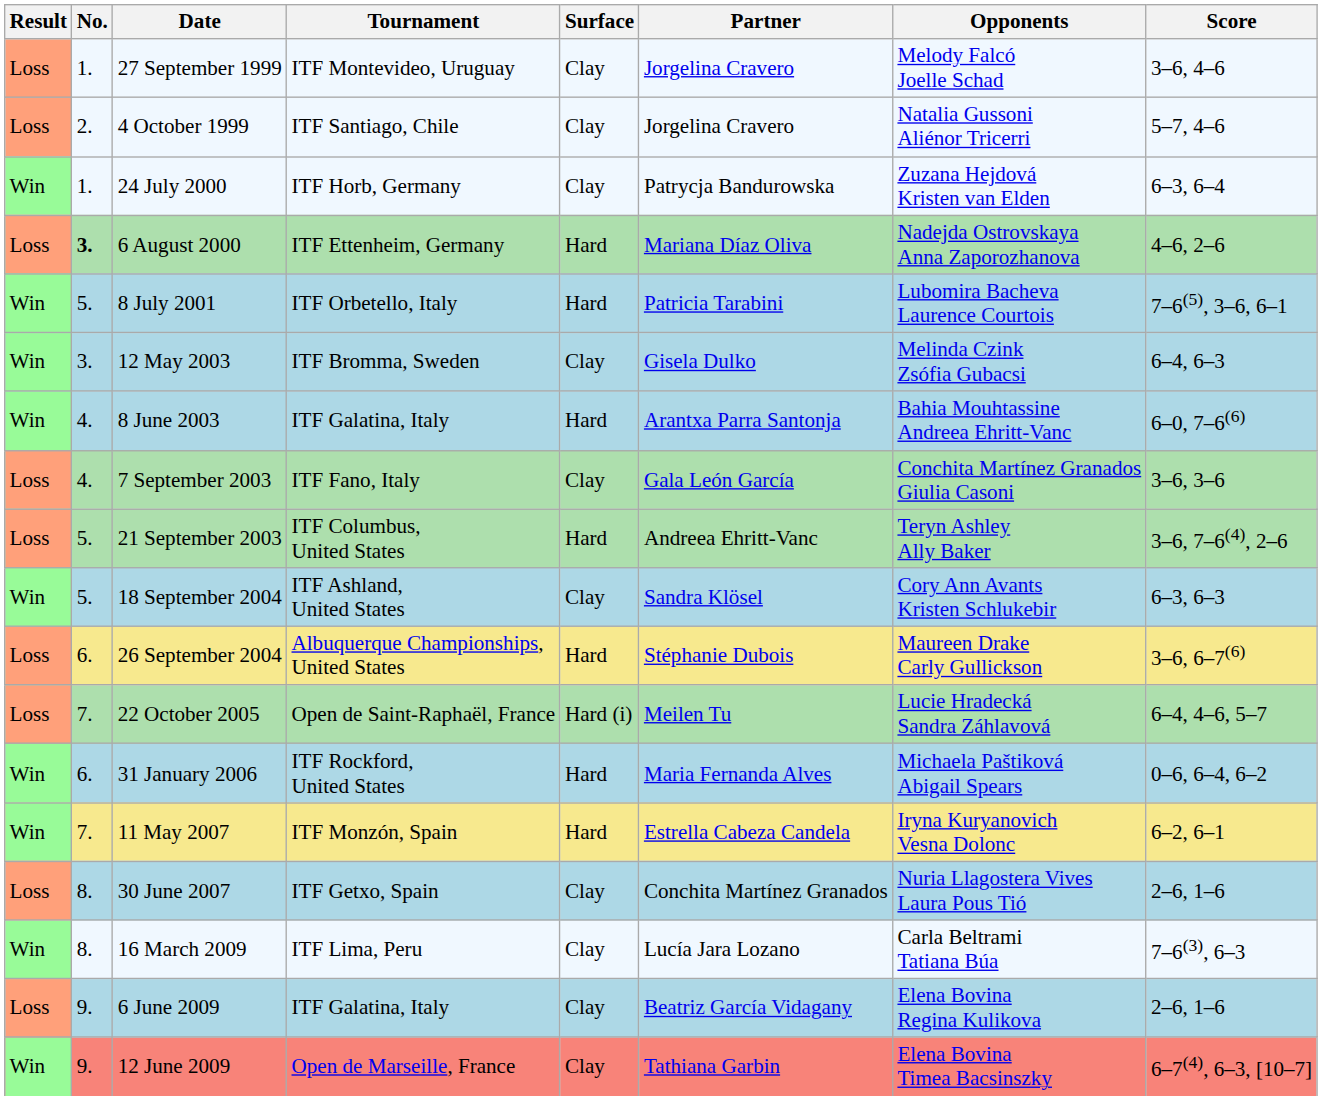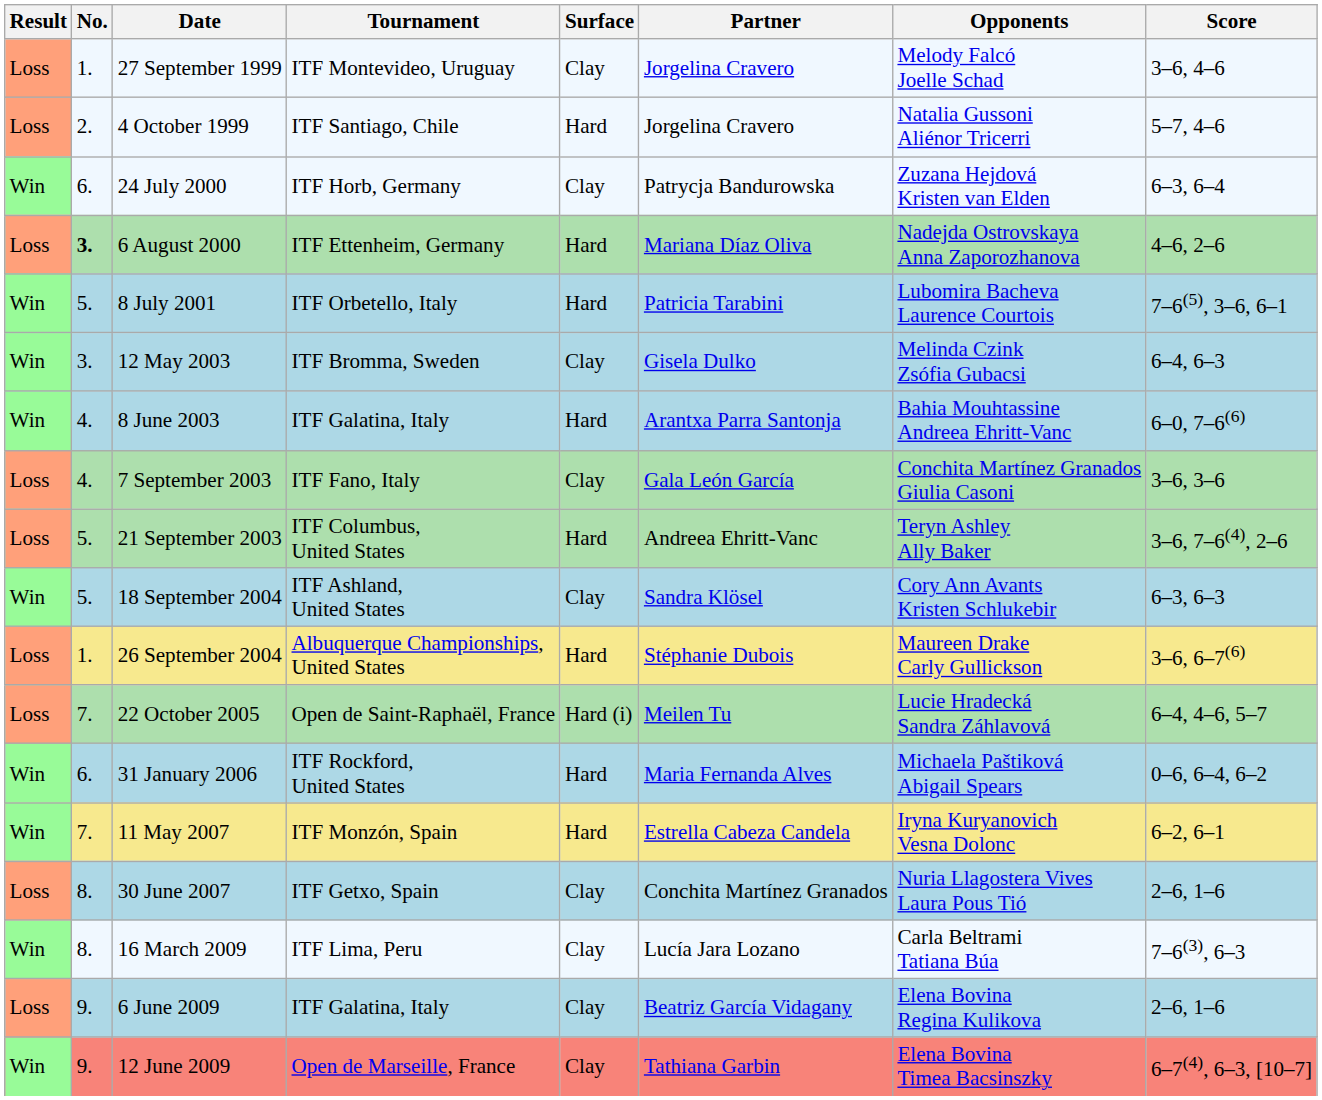(585, 126) Clay -> (586, 126) Hard
(85, 185) 1. -> (85, 185) 6.
(85, 654) 6. -> (85, 654) 1.
